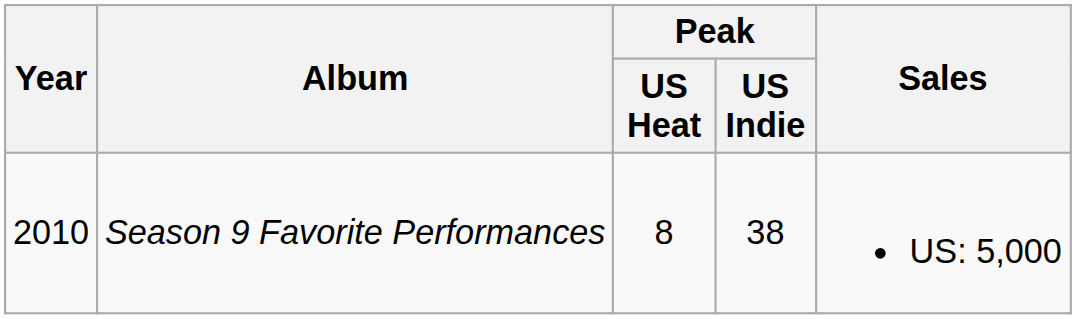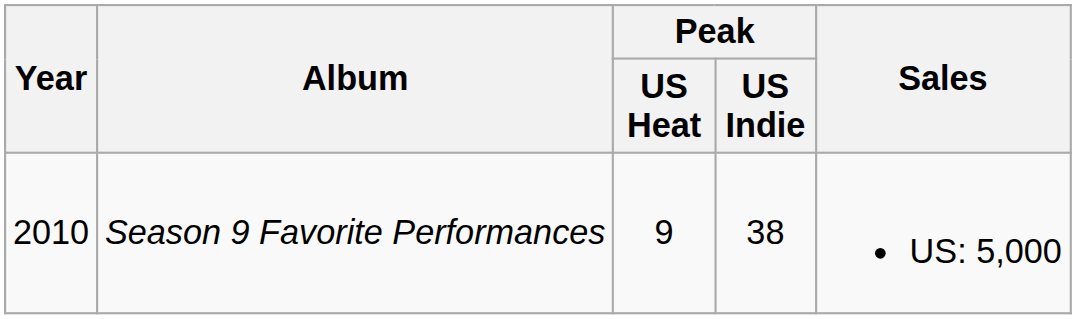(664, 232) 8 -> (664, 232) 9
